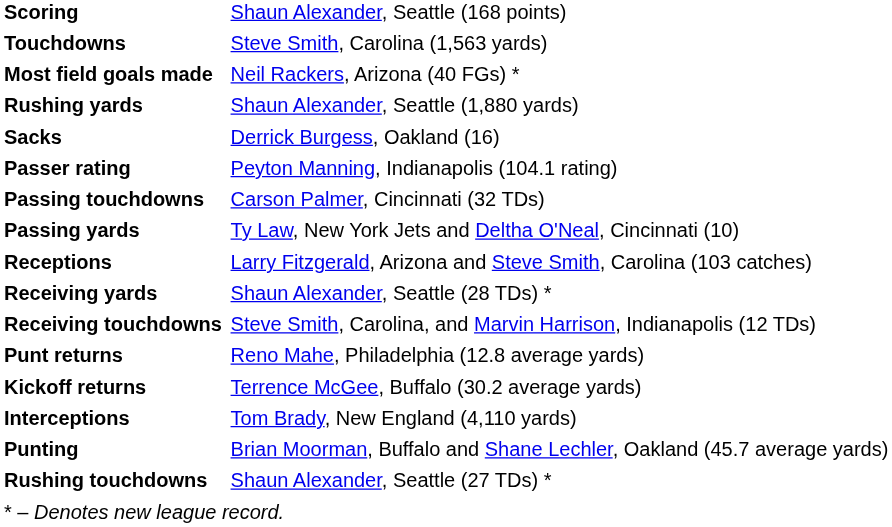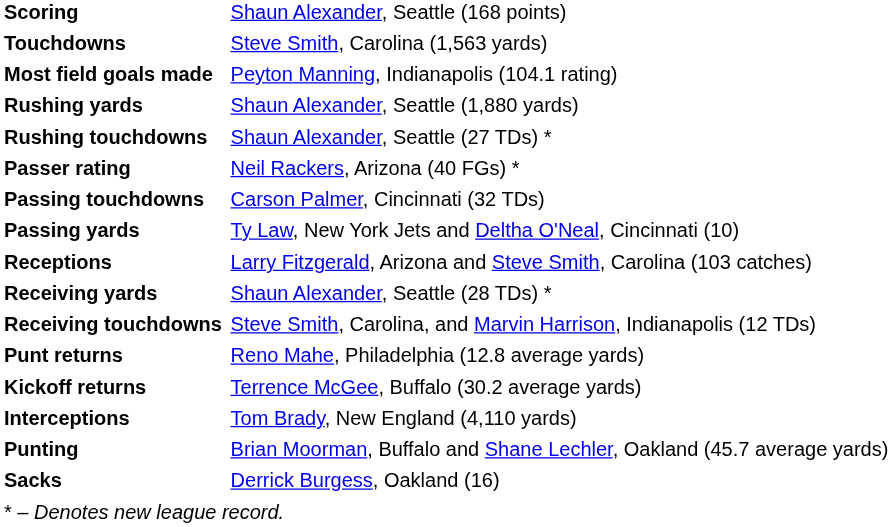(375, 74) Neil Rackers, Arizona (40 FGs) * -> (424, 74) Peyton Manning, Indianapolis (104.1 rating)
rows swapped: (106, 480) <-> (33, 137)
(424, 168) Peyton Manning, Indianapolis (104.1 rating) -> (375, 168) Neil Rackers, Arizona (40 FGs) *
